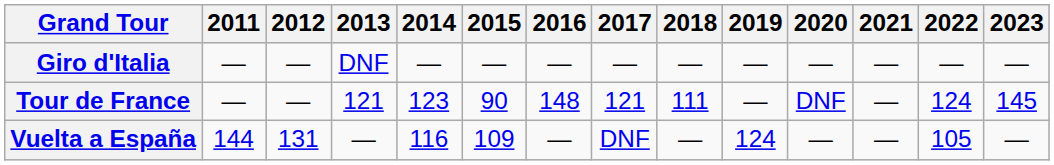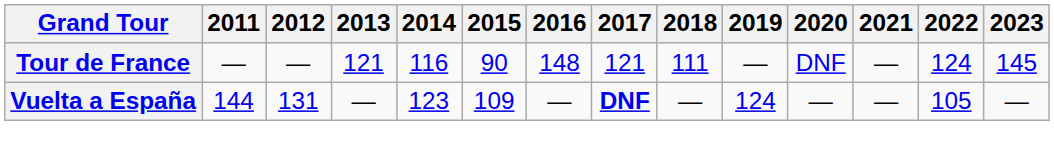- row: (103, 62)
(429, 100) 123 -> (429, 62) 116
(429, 139) 116 -> (429, 100) 123
(625, 139) normal -> (625, 100) bold
